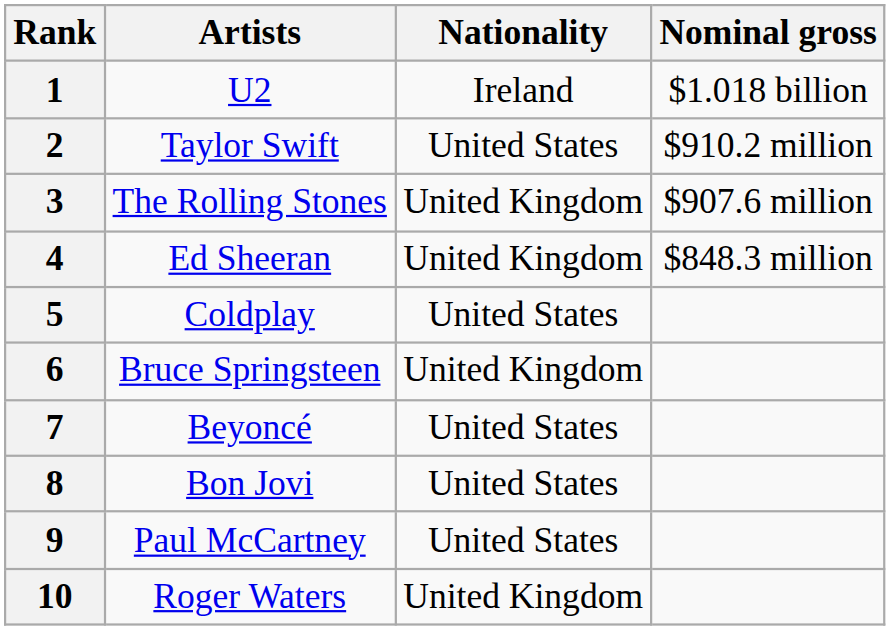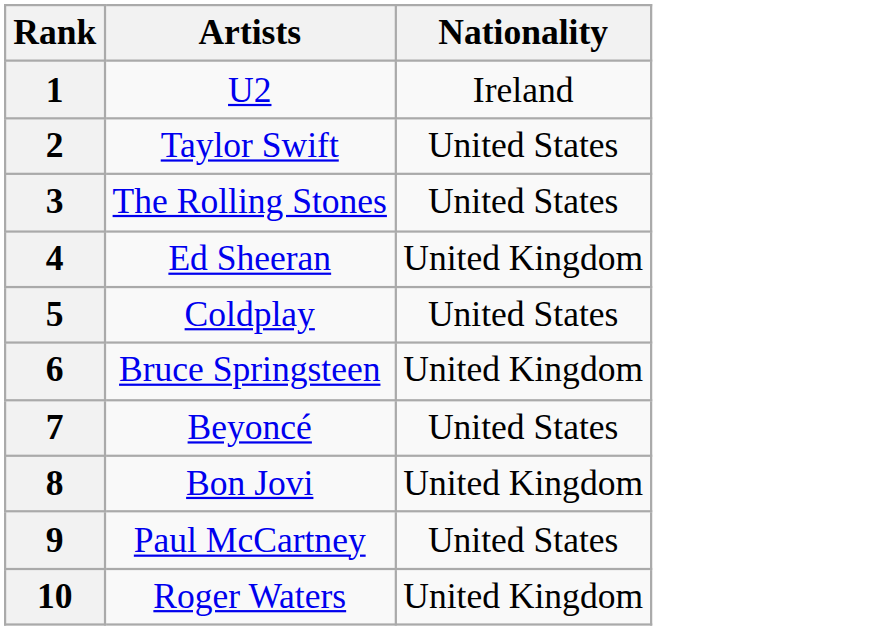- column: (768, 32)
(523, 201) United Kingdom -> (523, 201) United States
(523, 483) United States -> (523, 483) United Kingdom
